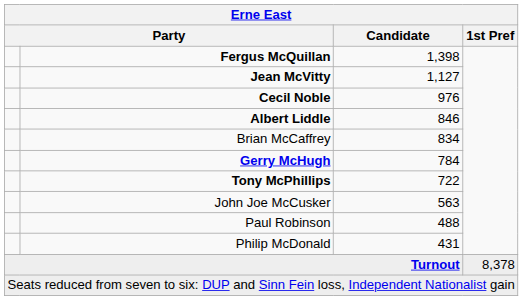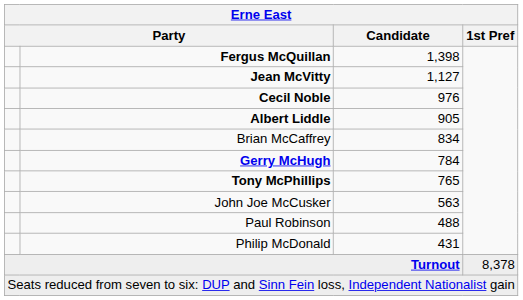(449, 118) 846 -> (449, 118) 905
(449, 181) 722 -> (449, 181) 765
